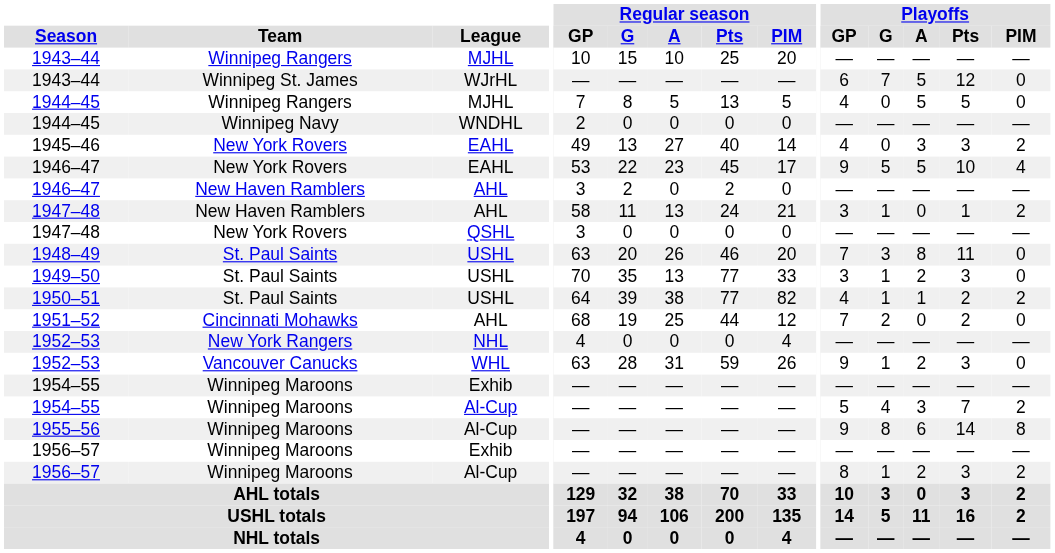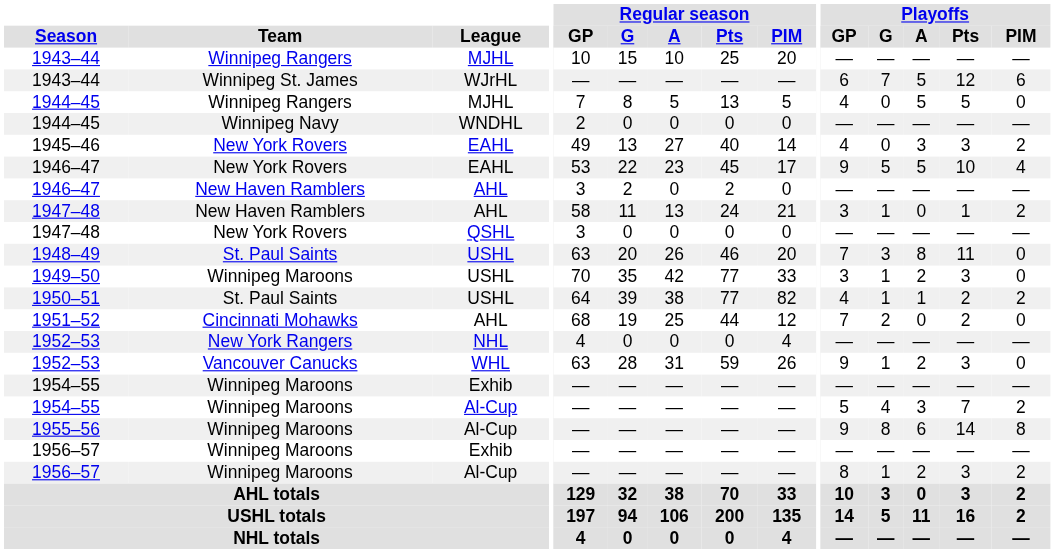(1021, 80) 0 -> (1021, 80) 6
(280, 276) St. Paul Saints -> (280, 276) Winnipeg Maroons
(674, 276) 13 -> (674, 276) 42
